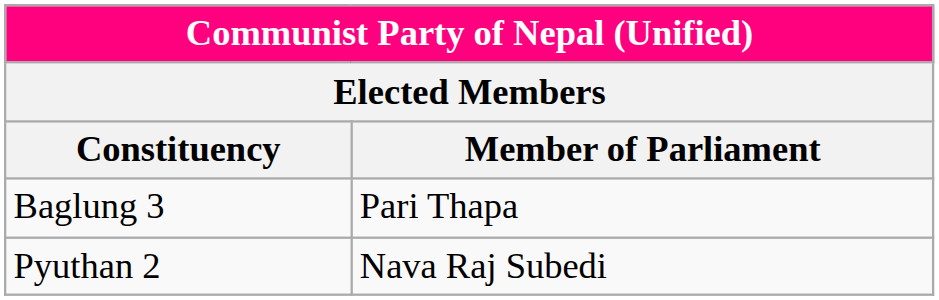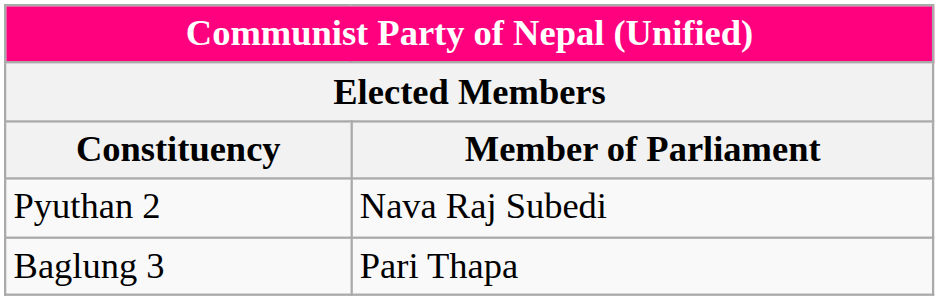rows swapped: (89, 206) <-> (87, 264)
